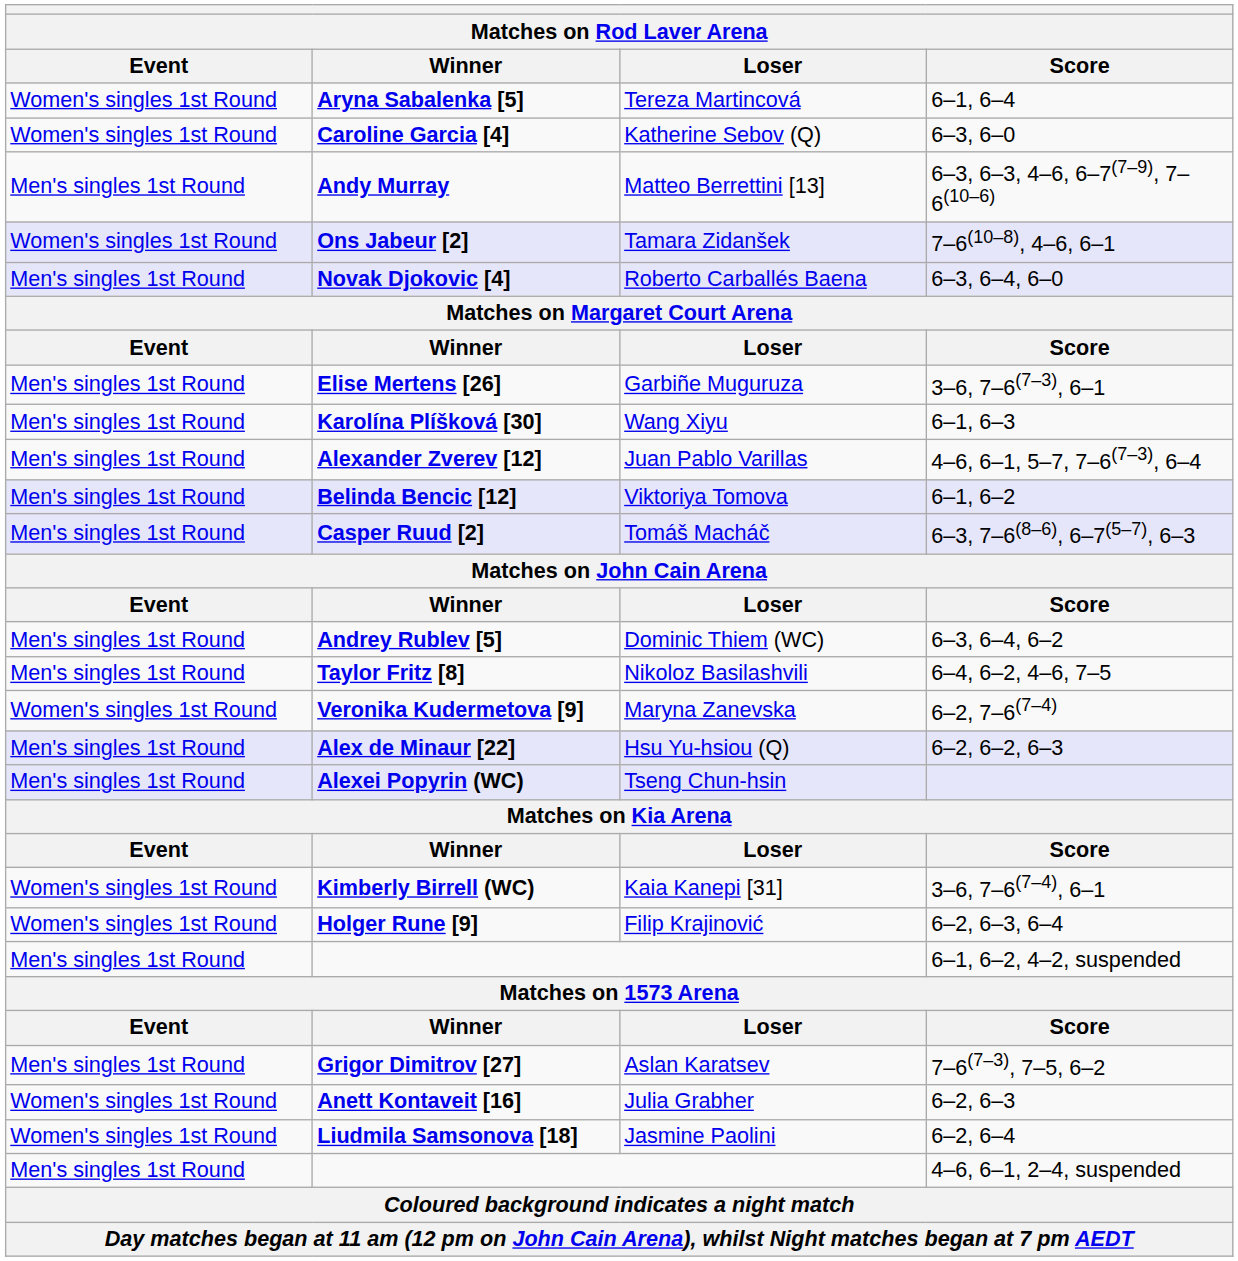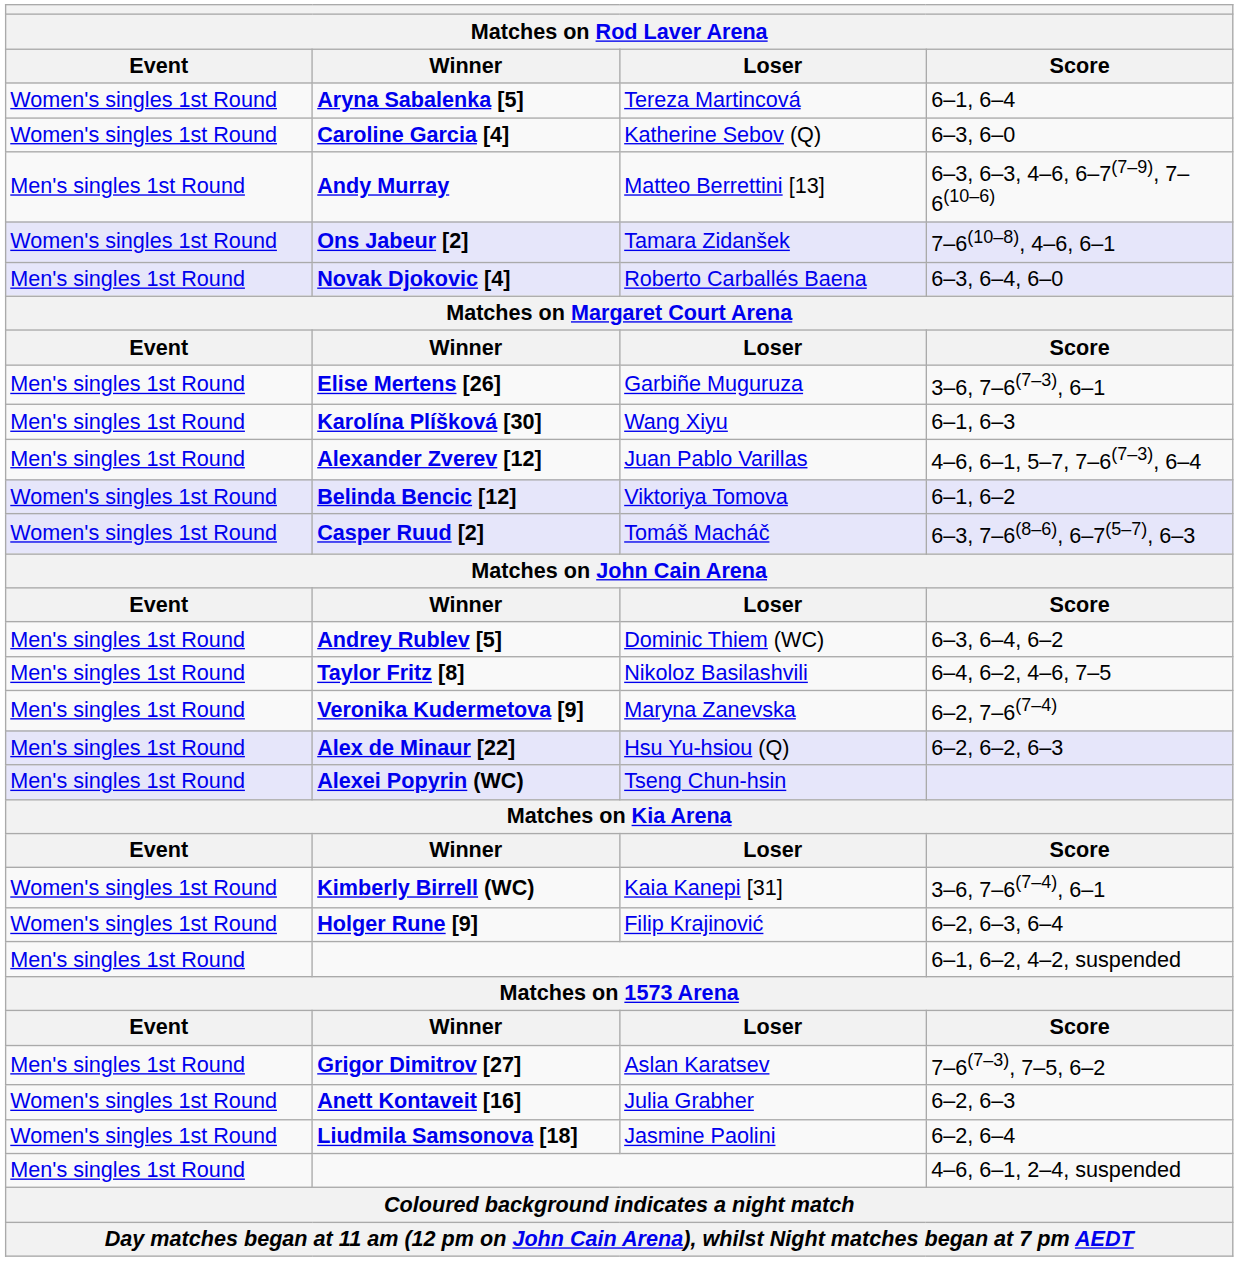(128, 496) Men's singles 1st Round -> (144, 496) Women's singles 1st Round
(128, 533) Men's singles 1st Round -> (144, 533) Women's singles 1st Round
(144, 710) Women's singles 1st Round -> (128, 710) Men's singles 1st Round
